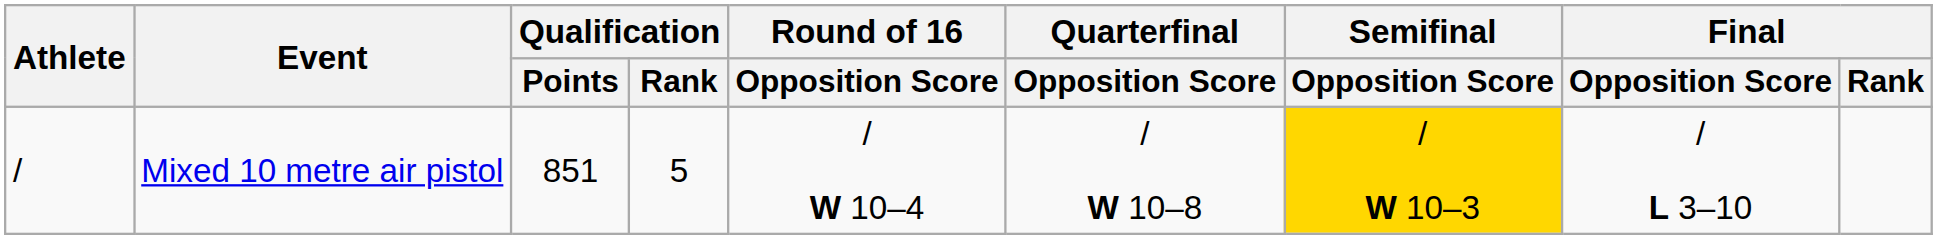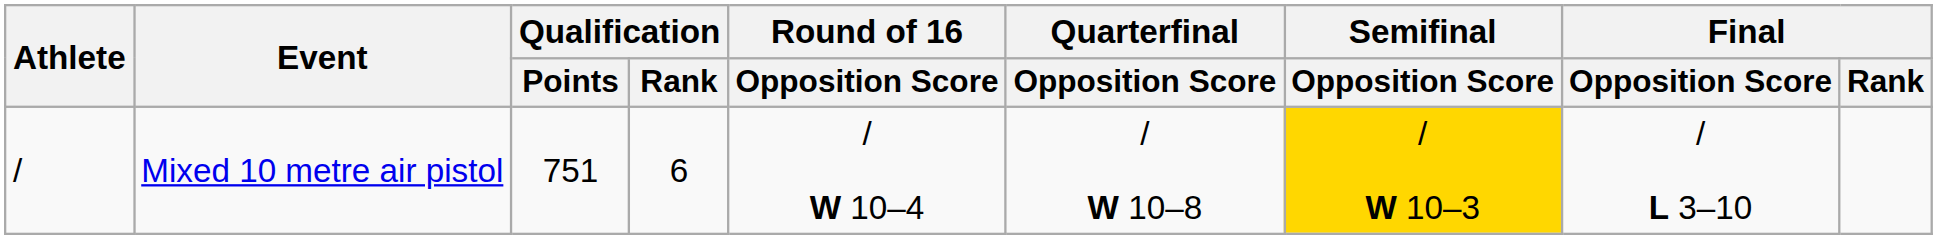(571, 171) 851 -> (571, 171) 751
(679, 171) 5 -> (679, 171) 6
